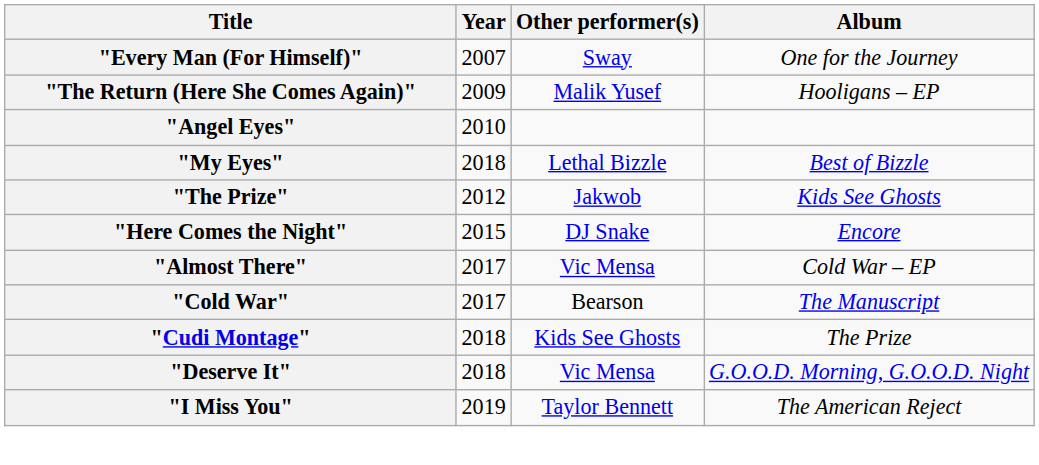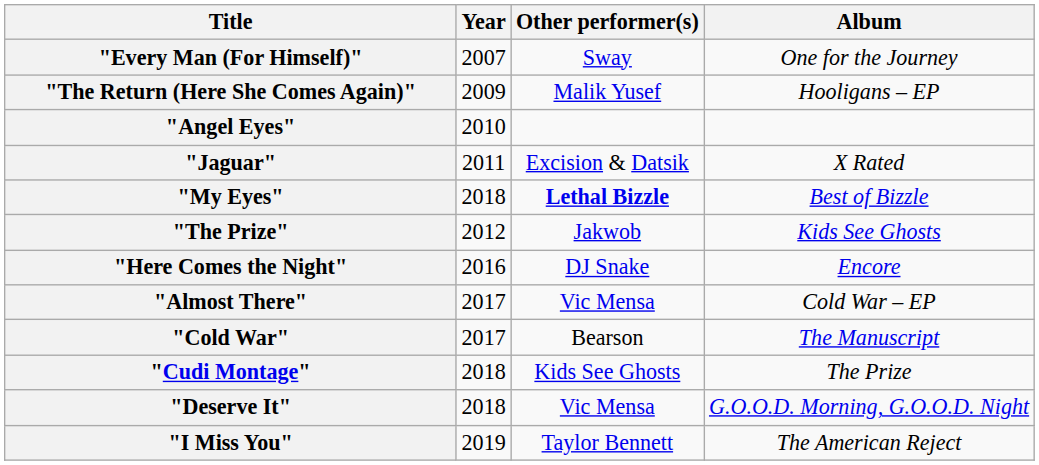+ row: (231, 162)
(607, 162) normal -> (607, 197) bold
(484, 232) 2015 -> (484, 267) 2016
